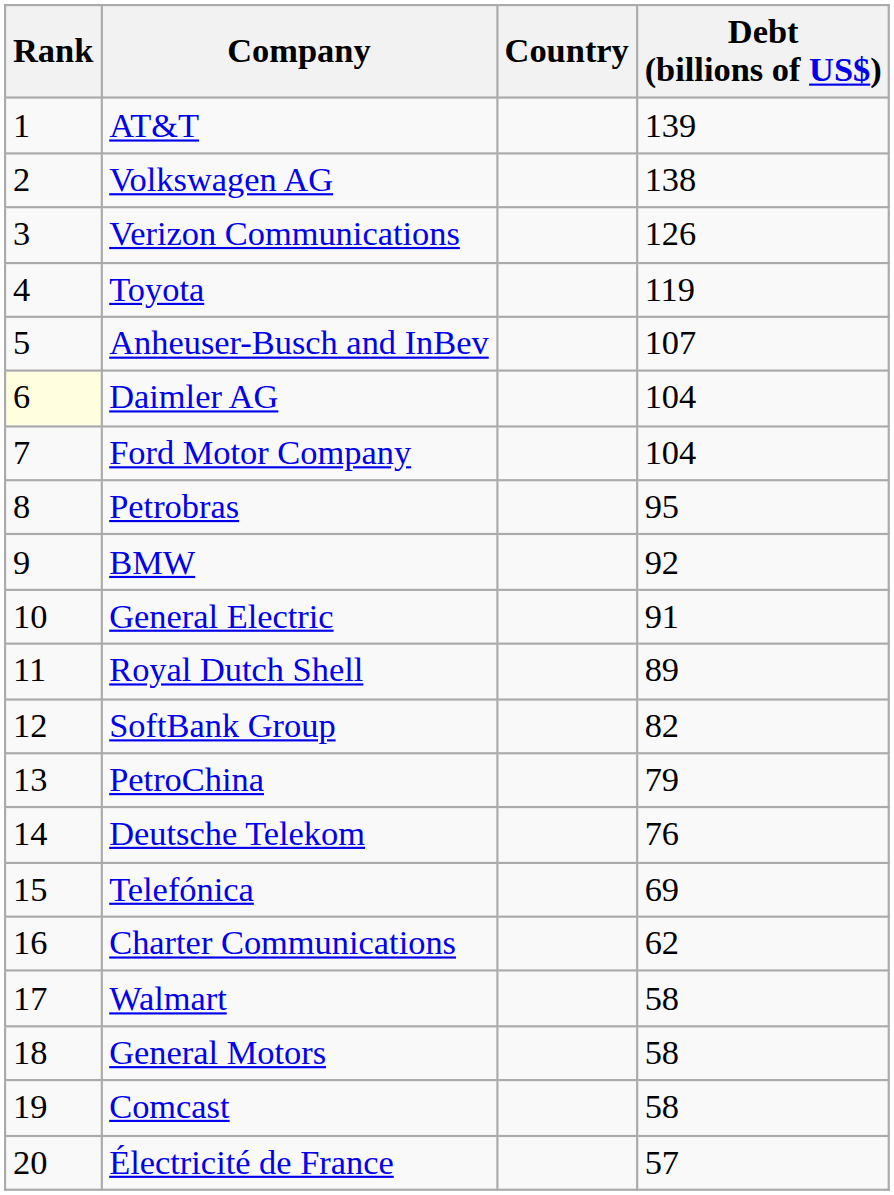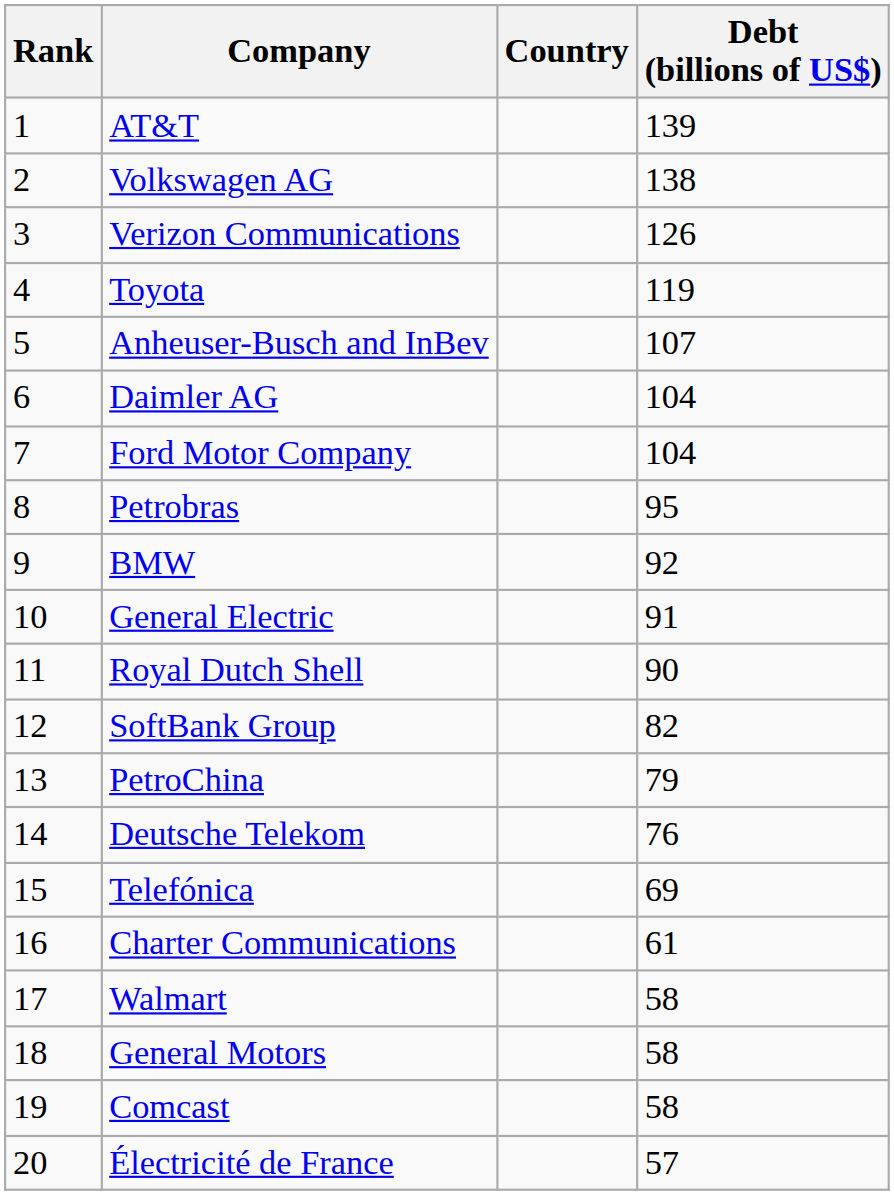(22, 397) lightyellow background -> (22, 397) no background
(662, 670) 89 -> (662, 670) 90
(662, 943) 62 -> (662, 943) 61
